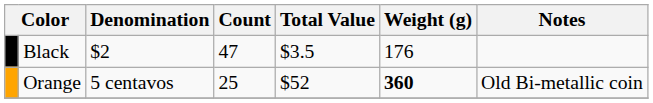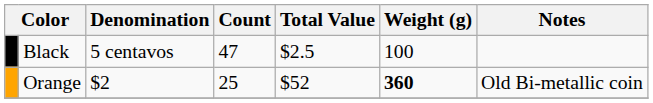(100, 51) $2 -> (132, 51) 5 centavos
(297, 51) $3.5 -> (297, 51) $2.5
(399, 51) 176 -> (399, 51) 100
(132, 82) 5 centavos -> (100, 82) $2
